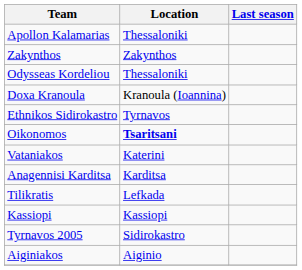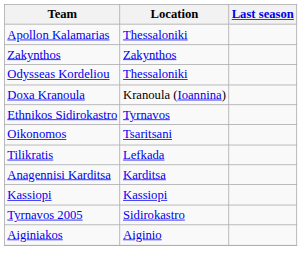(150, 134) bold -> (148, 134) normal
- row: (35, 154)
rows swapped: (59, 174) <-> (30, 194)
